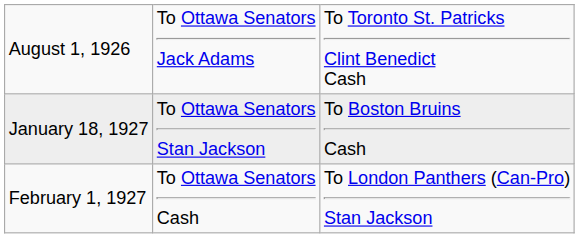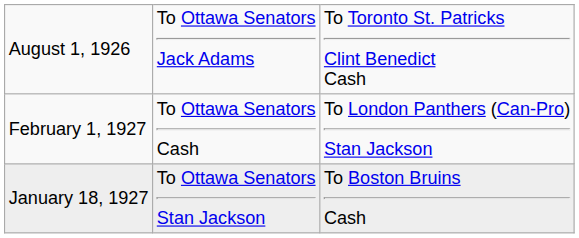rows swapped: (79, 128) <-> (78, 198)
